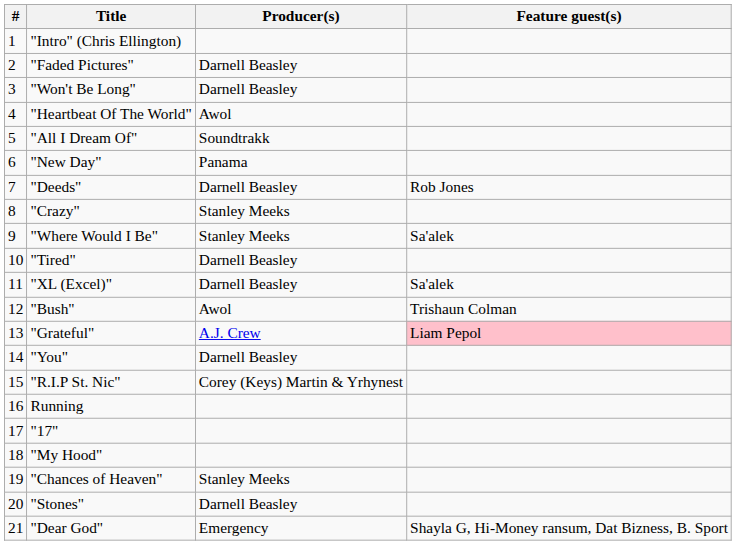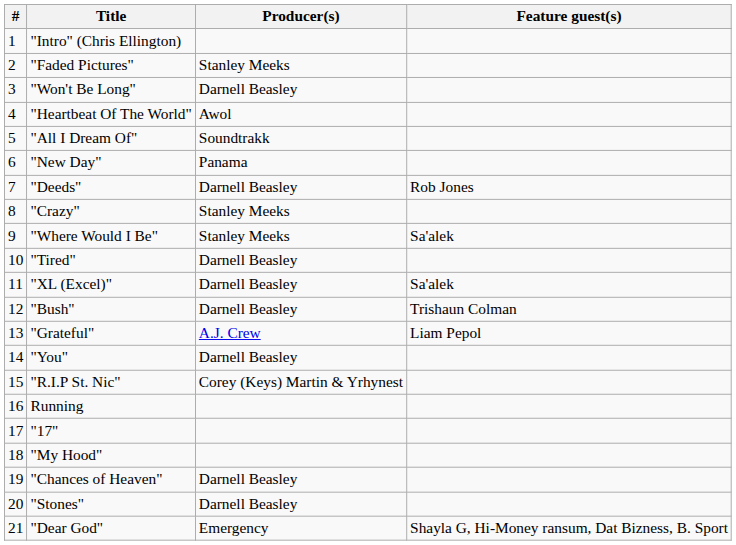(248, 65) Darnell Beasley -> (244, 65) Stanley Meeks
(215, 308) Awol -> (248, 308) Darnell Beasley
(446, 333) pink background -> (446, 333) no background
(244, 479) Stanley Meeks -> (248, 479) Darnell Beasley
